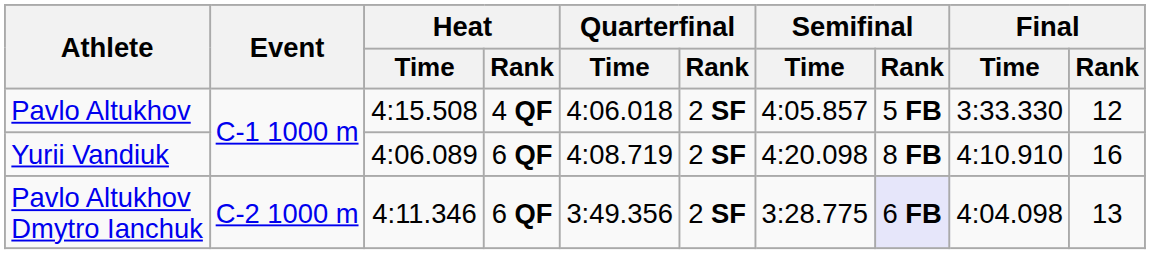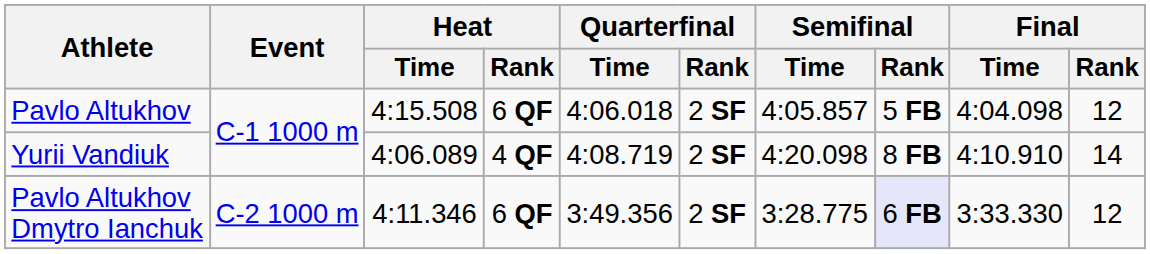(522, 111) 4 QF -> (522, 111) 6 QF
(1010, 111) 3:33.330 -> (1010, 111) 4:04.098
(522, 154) 6 QF -> (522, 154) 4 QF
(1107, 154) 16 -> (1107, 154) 14
(1010, 213) 4:04.098 -> (1010, 213) 3:33.330
(1107, 213) 13 -> (1107, 213) 12
